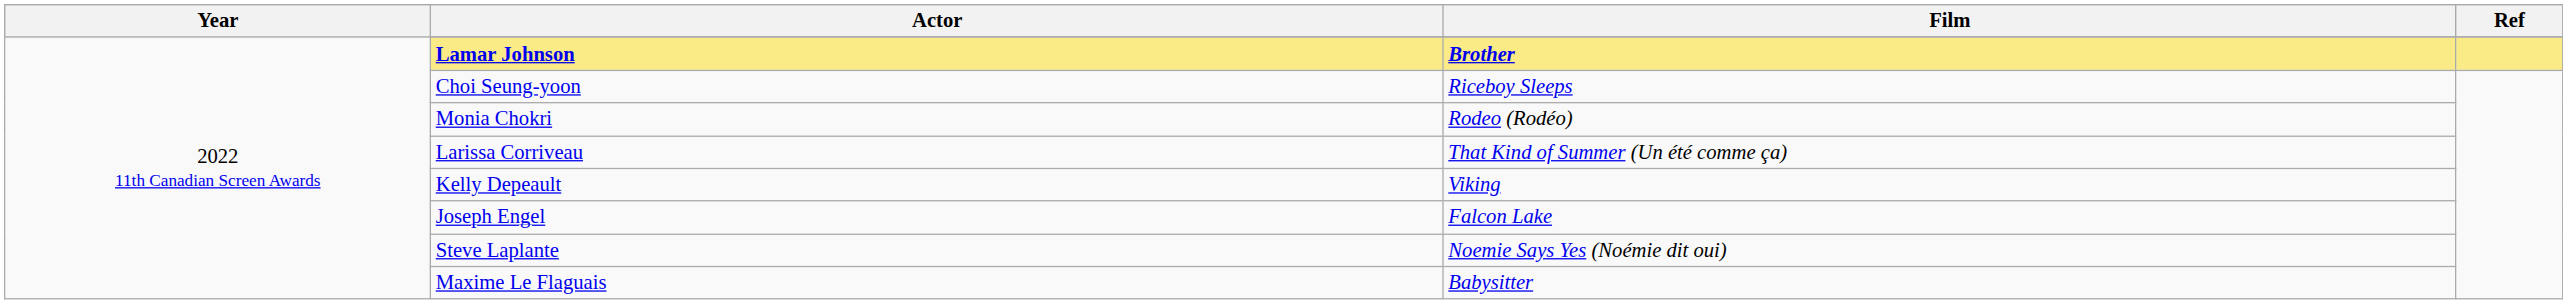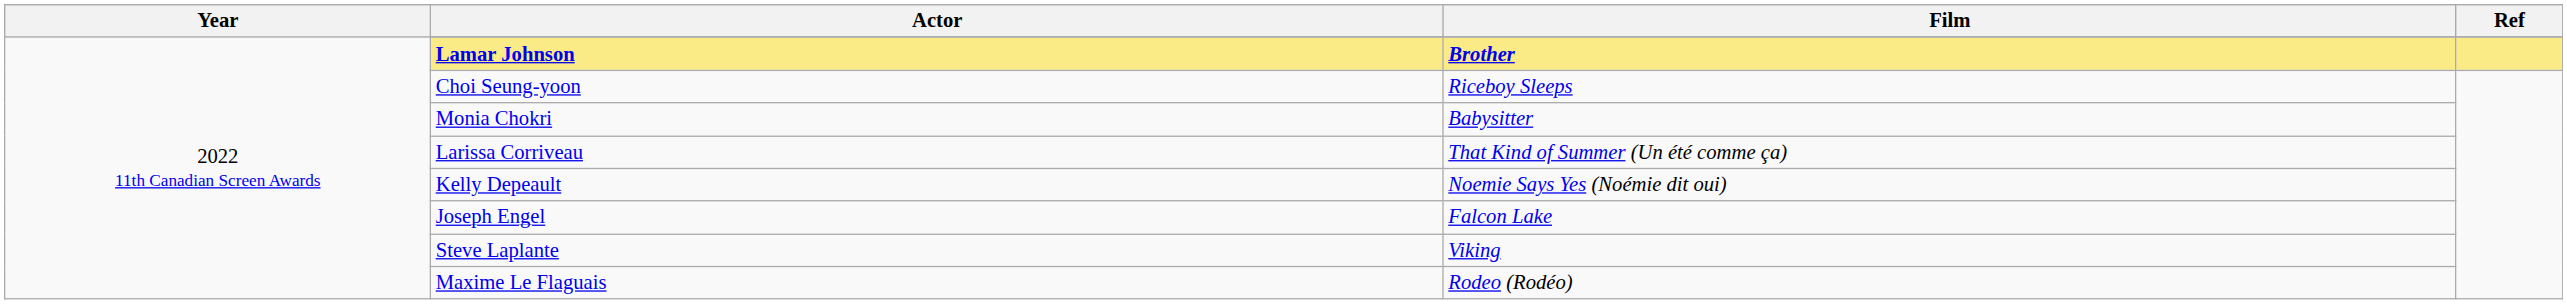(1510, 119) Rodeo (Rodéo) -> (1491, 119) Babysitter
(1474, 184) Viking -> (1588, 184) Noemie Says Yes (Noémie dit oui)
(1588, 250) Noemie Says Yes (Noémie dit oui) -> (1474, 250) Viking
(1491, 282) Babysitter -> (1510, 282) Rodeo (Rodéo)
